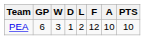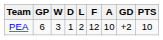+ column: (126, 12)
